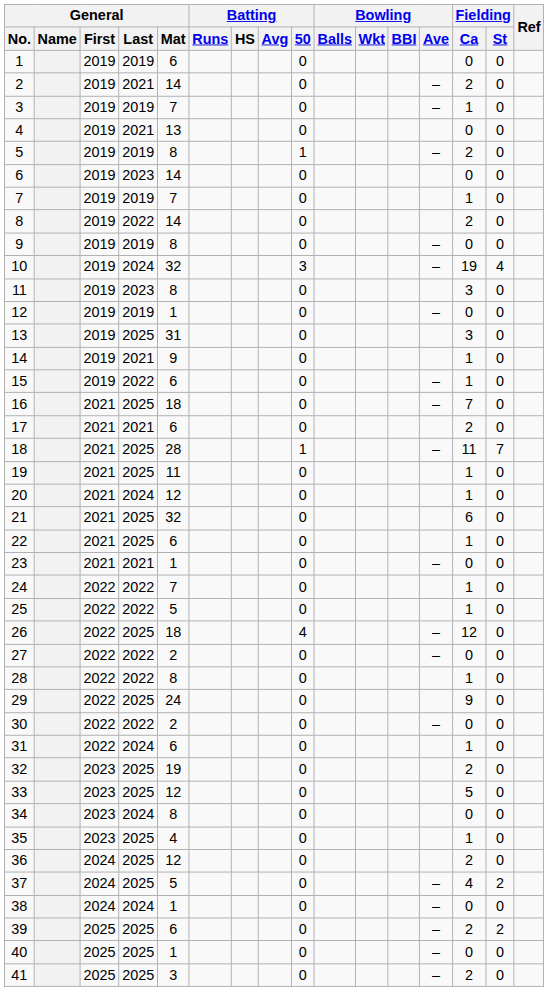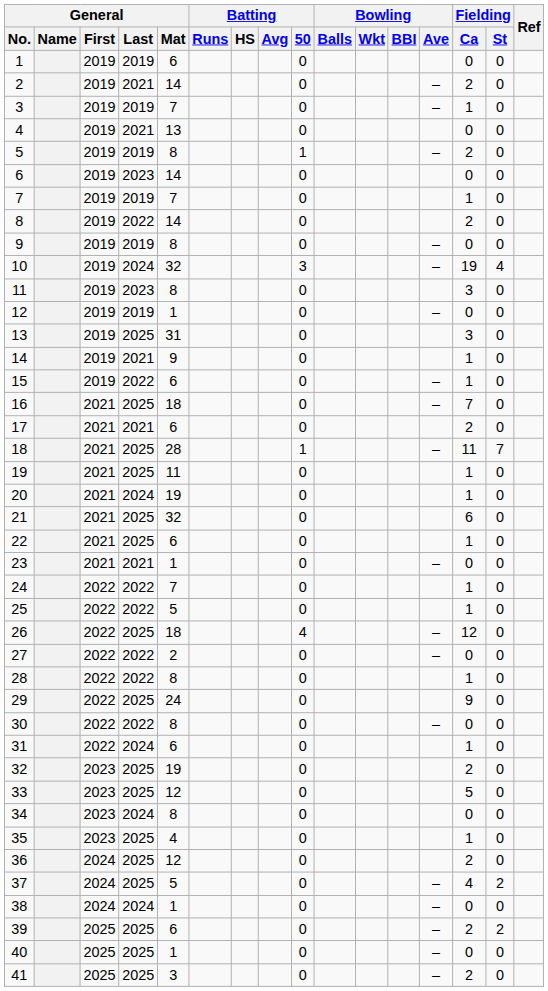(173, 495) 12 -> (173, 495) 19
(173, 723) 2 -> (173, 723) 8
